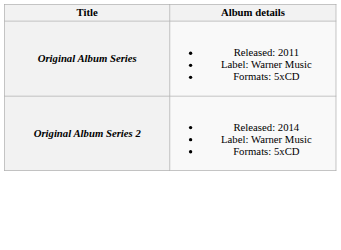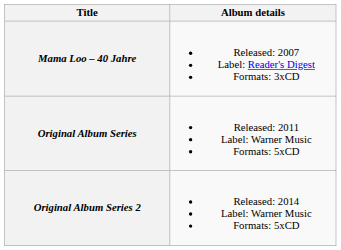+ row: (87, 58)
